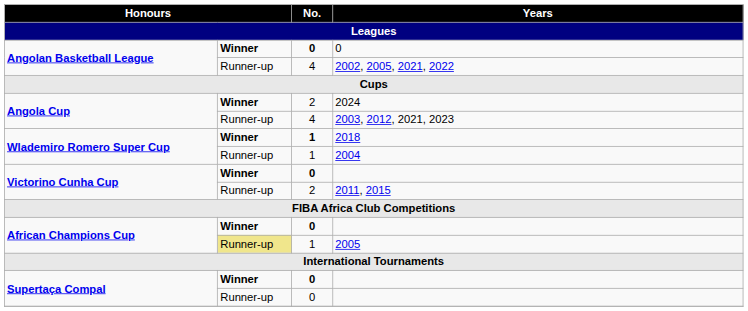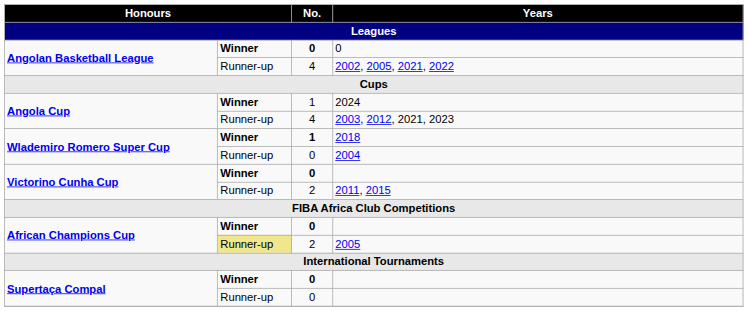(312, 102) 2 -> (312, 102) 1
(312, 156) 1 -> (312, 156) 0
(312, 244) 1 -> (312, 244) 2
